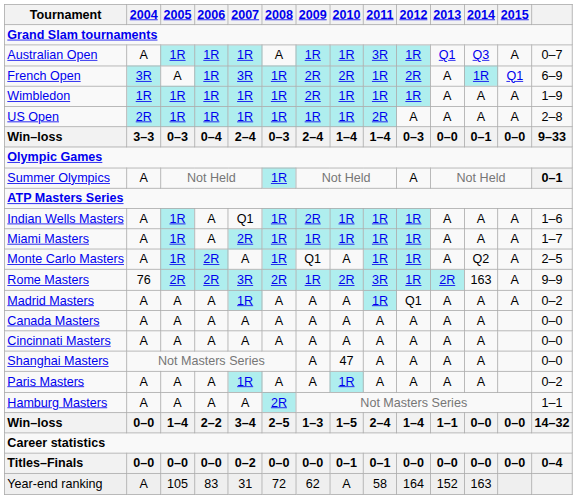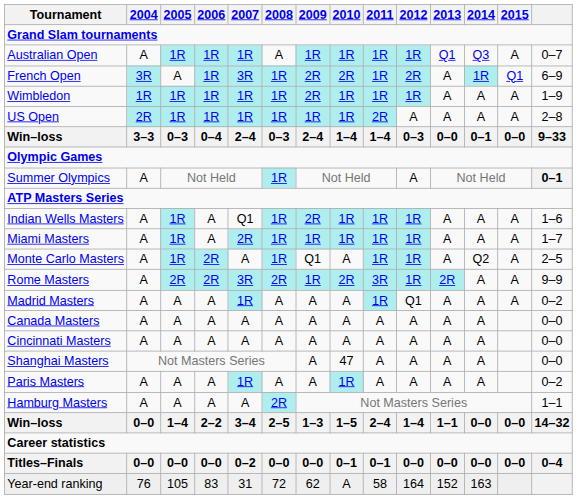(380, 55) 3R -> (380, 55) 1R
(144, 279) 76 -> (144, 279) A
(481, 279) 163 -> (481, 279) A
(144, 483) A -> (144, 483) 76
